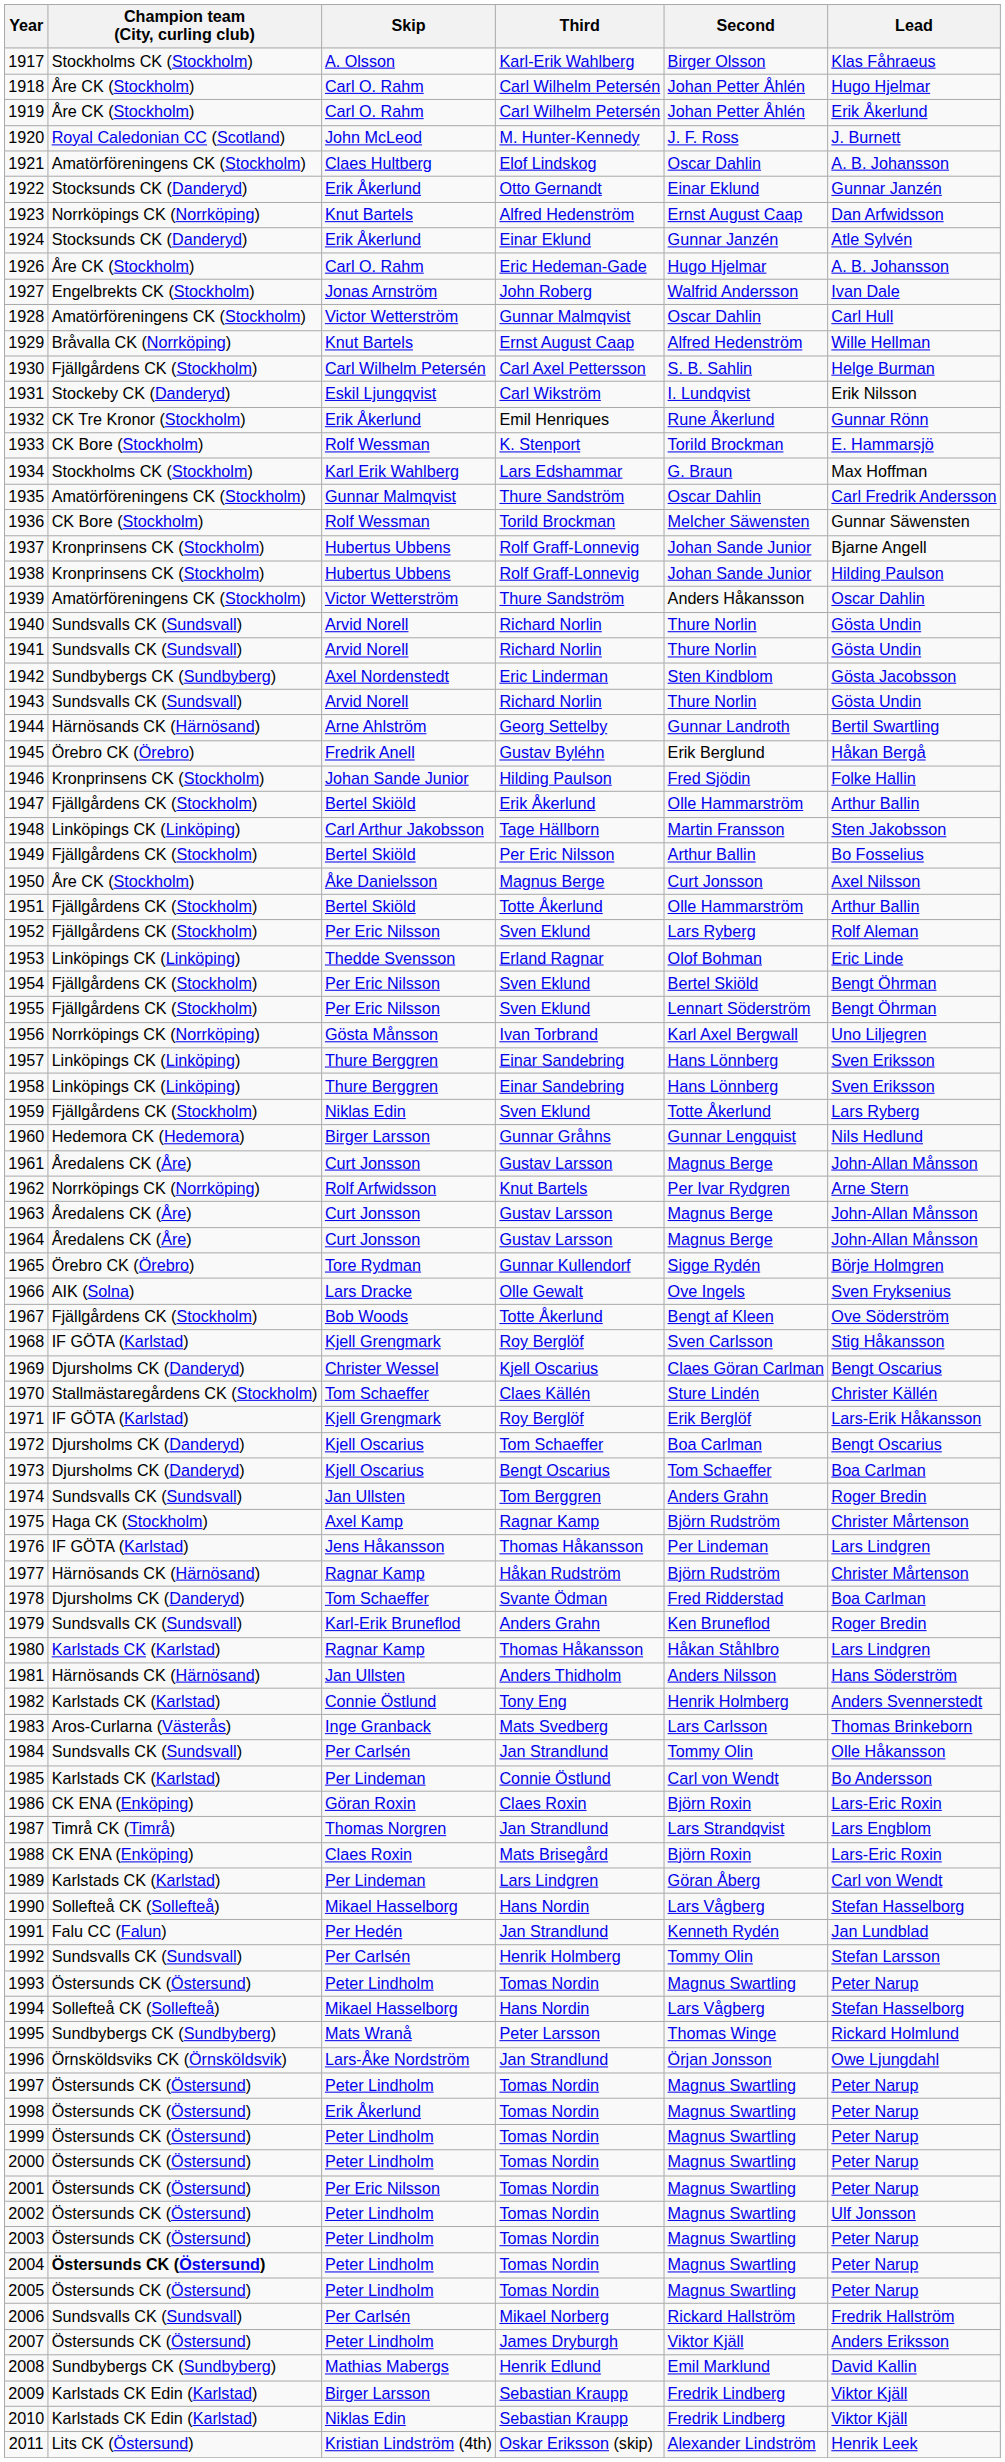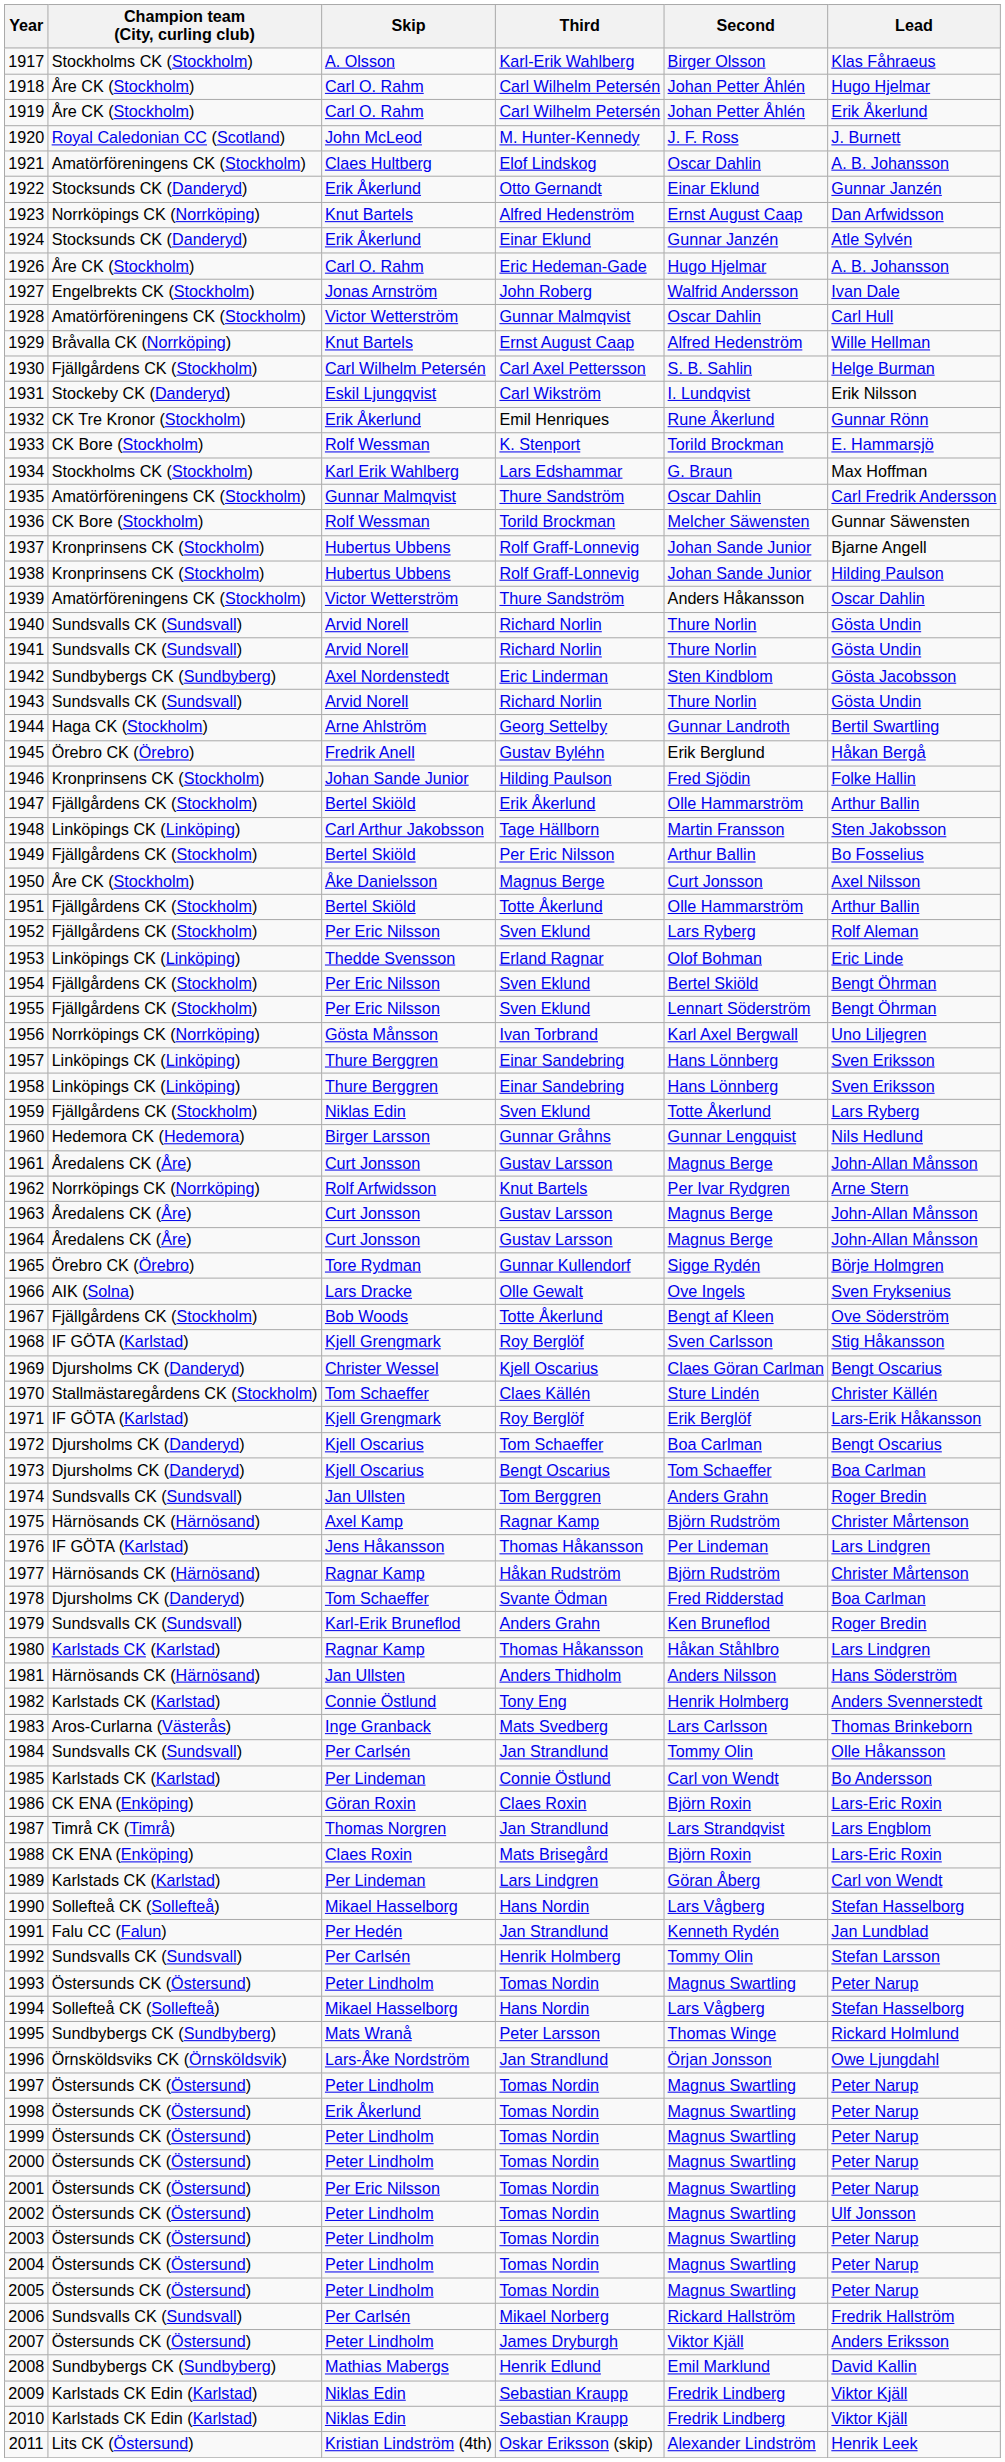(156, 727) Härnösands CK (Härnösand) -> (130, 727) Haga CK (Stockholm)
(130, 1521) Haga CK (Stockholm) -> (156, 1521) Härnösands CK (Härnösand)
(158, 2265) bold -> (151, 2265) normal
(377, 2393) Birger Larsson -> (365, 2393) Niklas Edin
